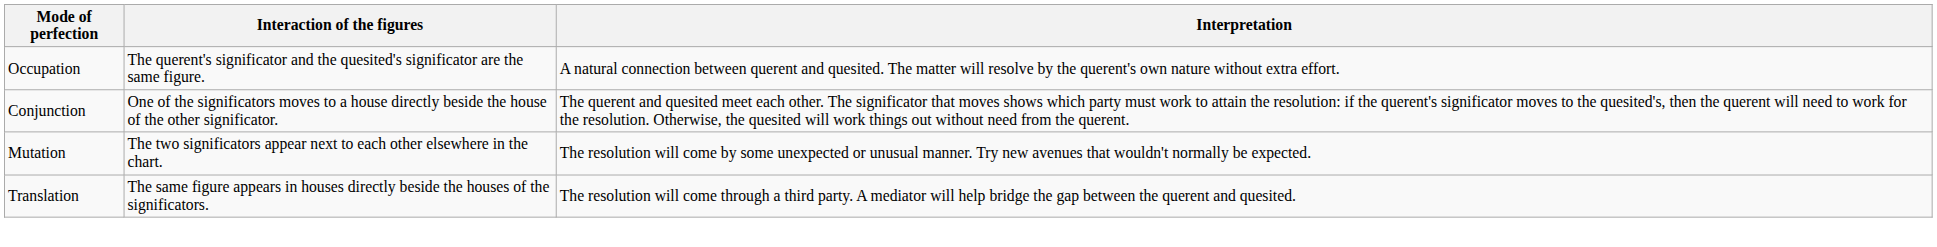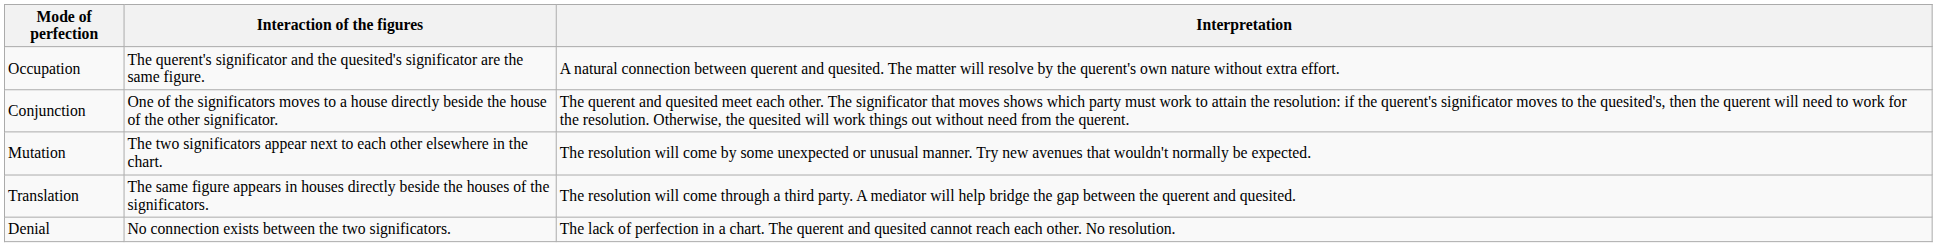+ row: (29, 229)
